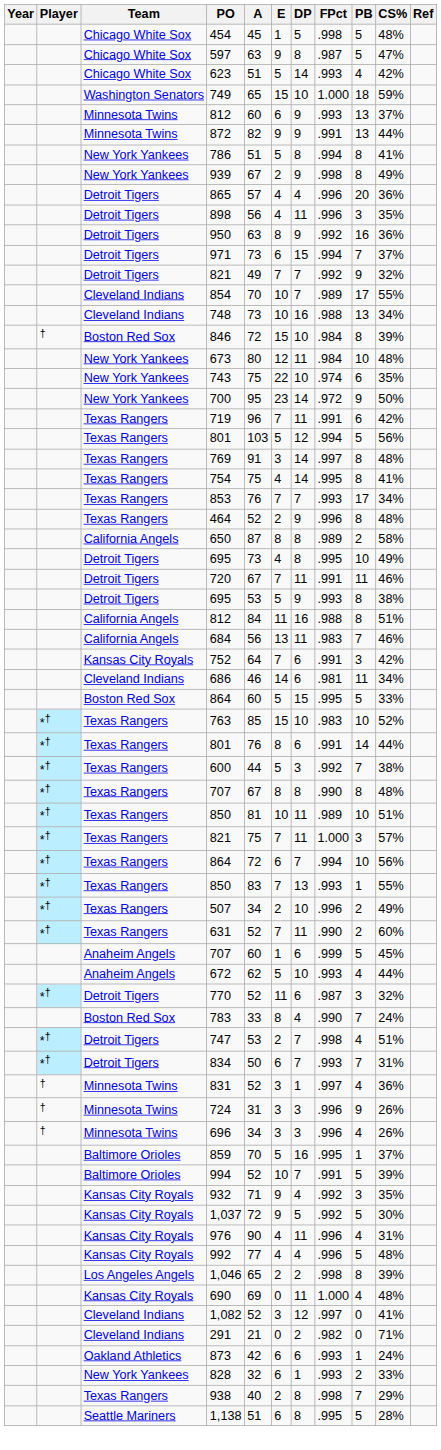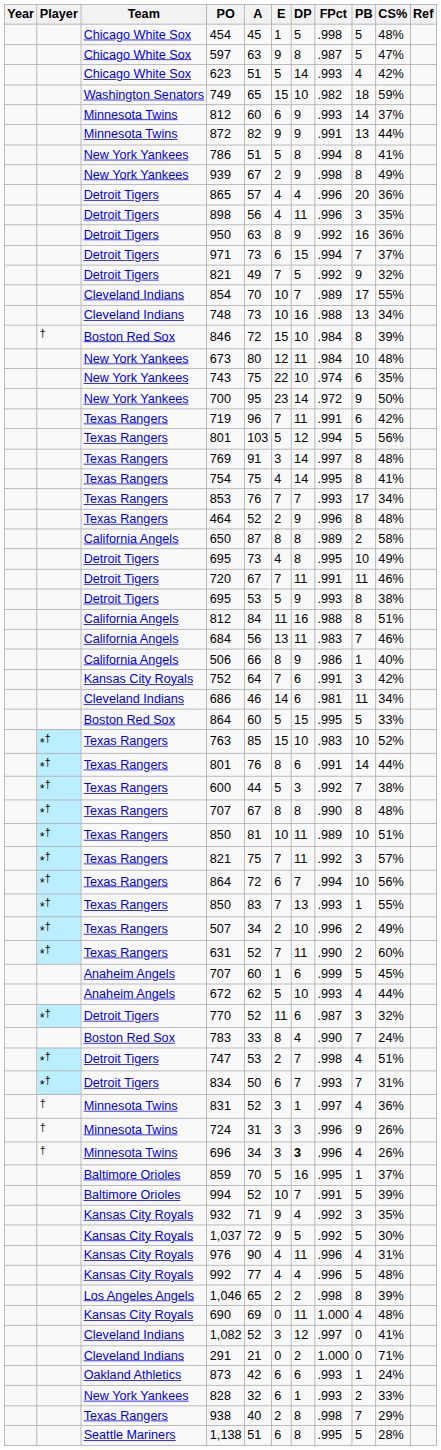(333, 94) 1.000 -> (330, 94) .982
(362, 114) 13 -> (362, 114) 14
(298, 275) 7 -> (298, 275) 5
+ row: (131, 659)
(333, 838) 1.000 -> (330, 858) .992
(298, 1133) normal -> (298, 1153) bold
(330, 1335) .982 -> (333, 1355) 1.000
